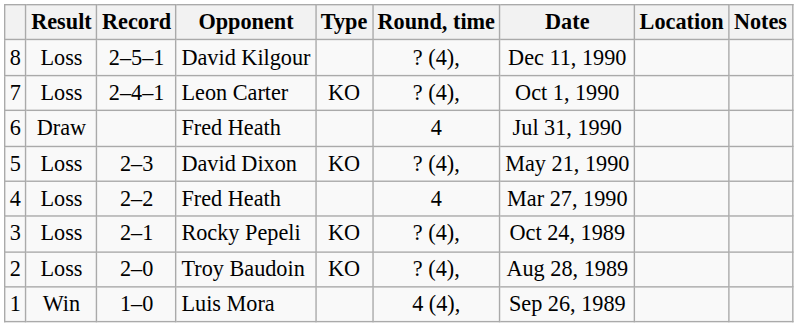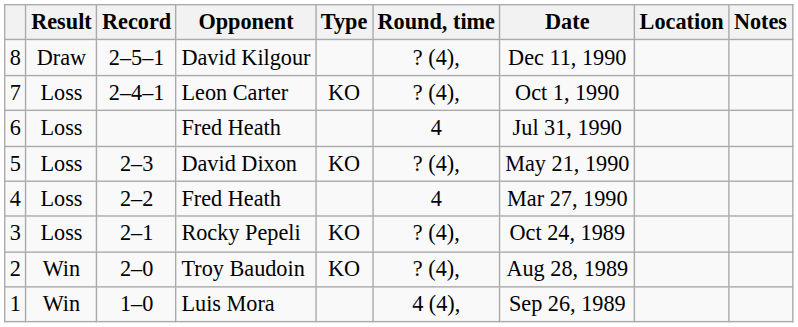(61, 57) Loss -> (61, 57) Draw
(61, 127) Draw -> (61, 127) Loss
(61, 269) Loss -> (61, 269) Win
